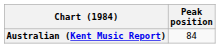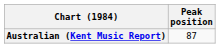(192, 36) 84 -> (192, 36) 87
